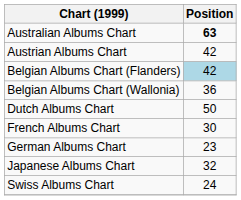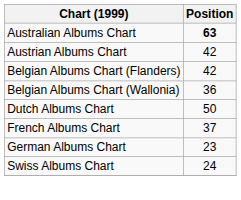(210, 71) lightblue background -> (210, 71) no background
(210, 128) 30 -> (210, 128) 37
- row: (71, 166)
